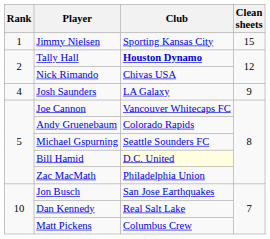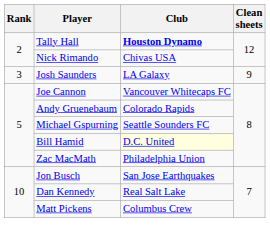- row: (68, 41)
(19, 91) 4 -> (19, 74) 3
